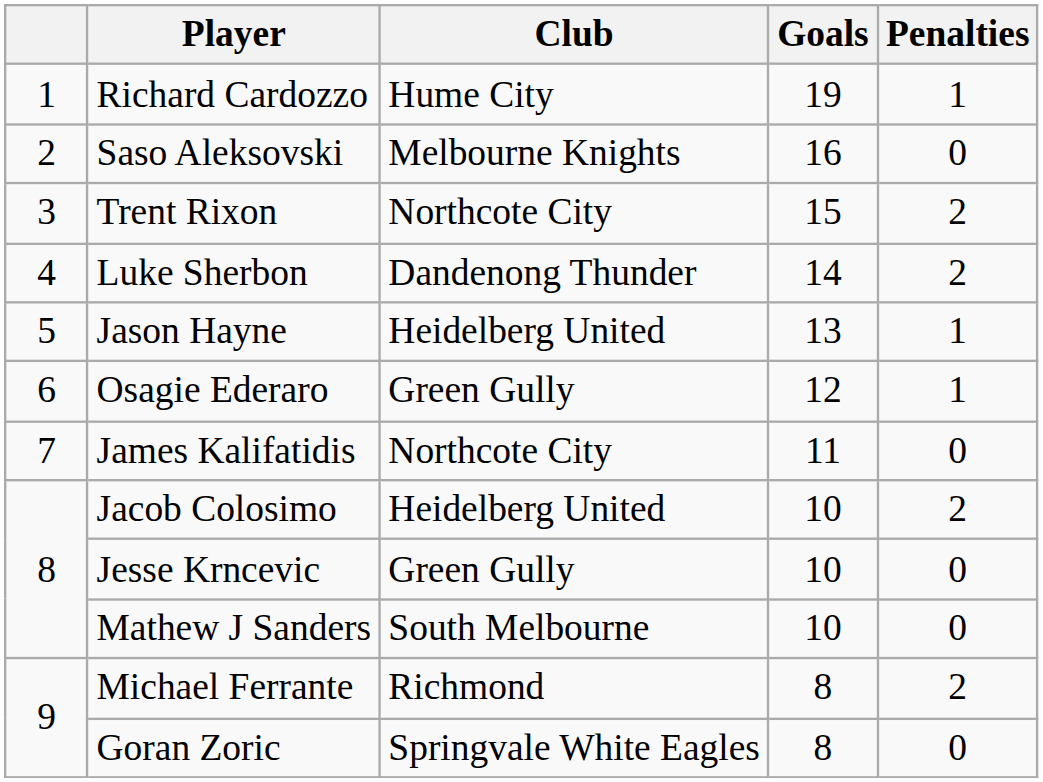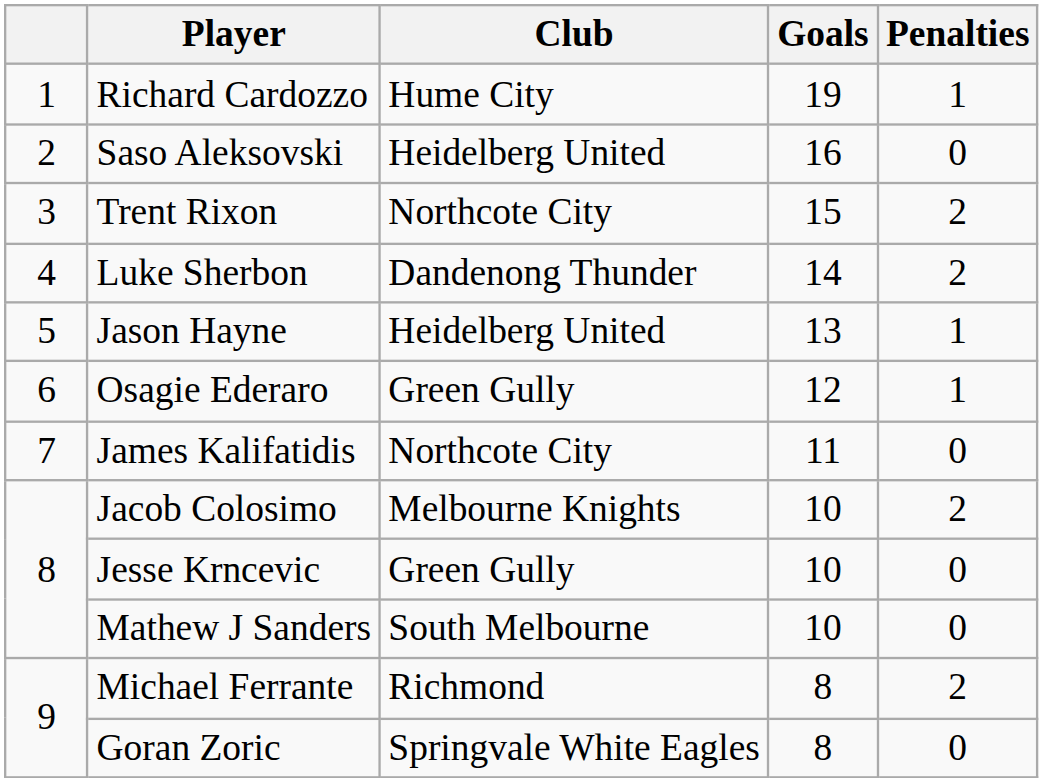(534, 152) Melbourne Knights -> (527, 152) Heidelberg United
(527, 509) Heidelberg United -> (534, 509) Melbourne Knights
